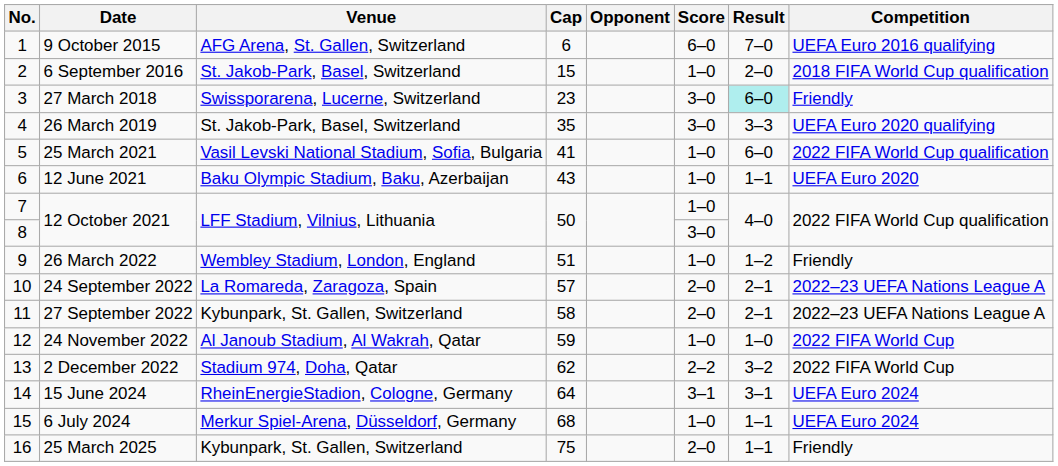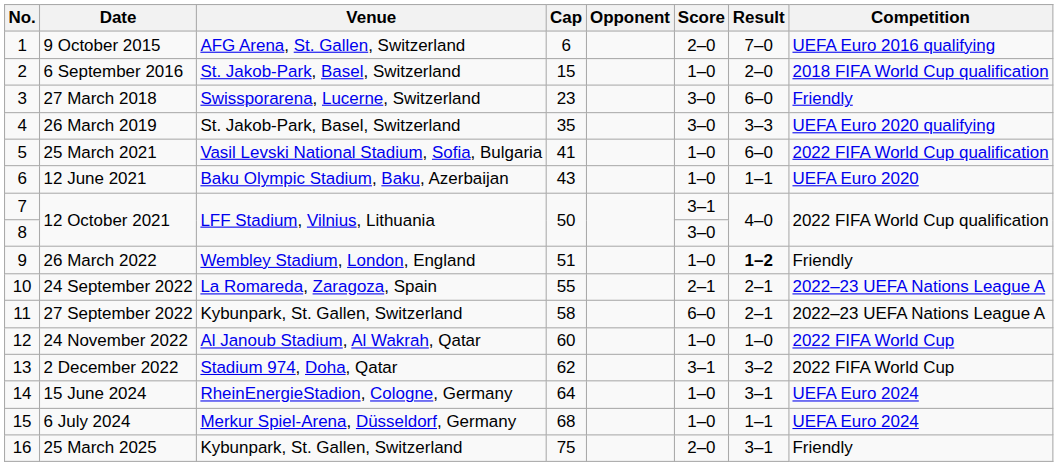(701, 44) 6–0 -> (701, 44) 2–0
(759, 98) paleturquoise background -> (759, 98) no background
(701, 206) 1–0 -> (701, 206) 3–1
(759, 260) normal -> (759, 260) bold
(566, 286) 57 -> (566, 286) 55
(701, 286) 2–0 -> (701, 286) 2–1
(701, 313) 2–0 -> (701, 313) 6–0
(566, 340) 59 -> (566, 340) 60
(701, 367) 2–2 -> (701, 367) 3–1
(701, 394) 3–1 -> (701, 394) 1–0
(759, 448) 1–1 -> (759, 448) 3–1
